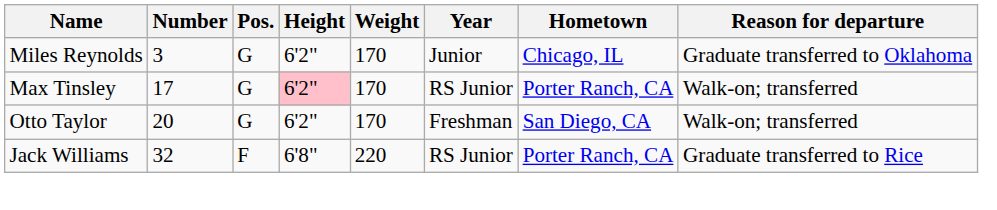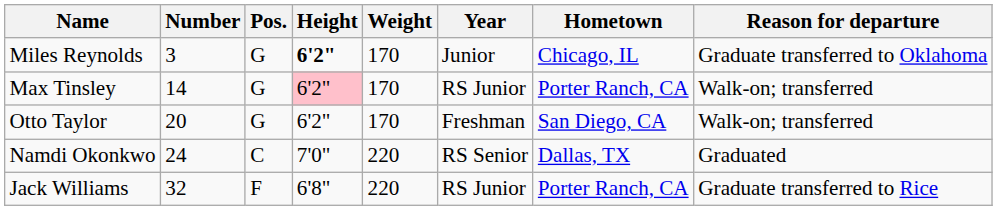(301, 54) normal -> (316, 54) bold
(163, 88) 17 -> (176, 88) 14
+ row: (83, 155)
